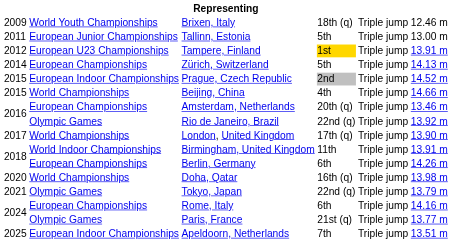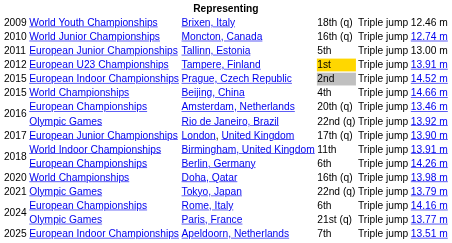+ row: (222, 37)
- row: (225, 65)
(79, 135) World Championships -> (104, 135) European Junior Championships
